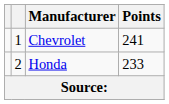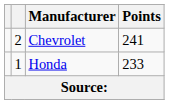(18, 40) 1 -> (18, 40) 2
(18, 64) 2 -> (18, 64) 1
